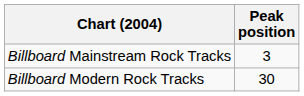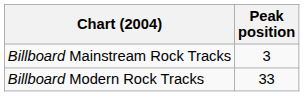(267, 79) 30 -> (267, 79) 33
